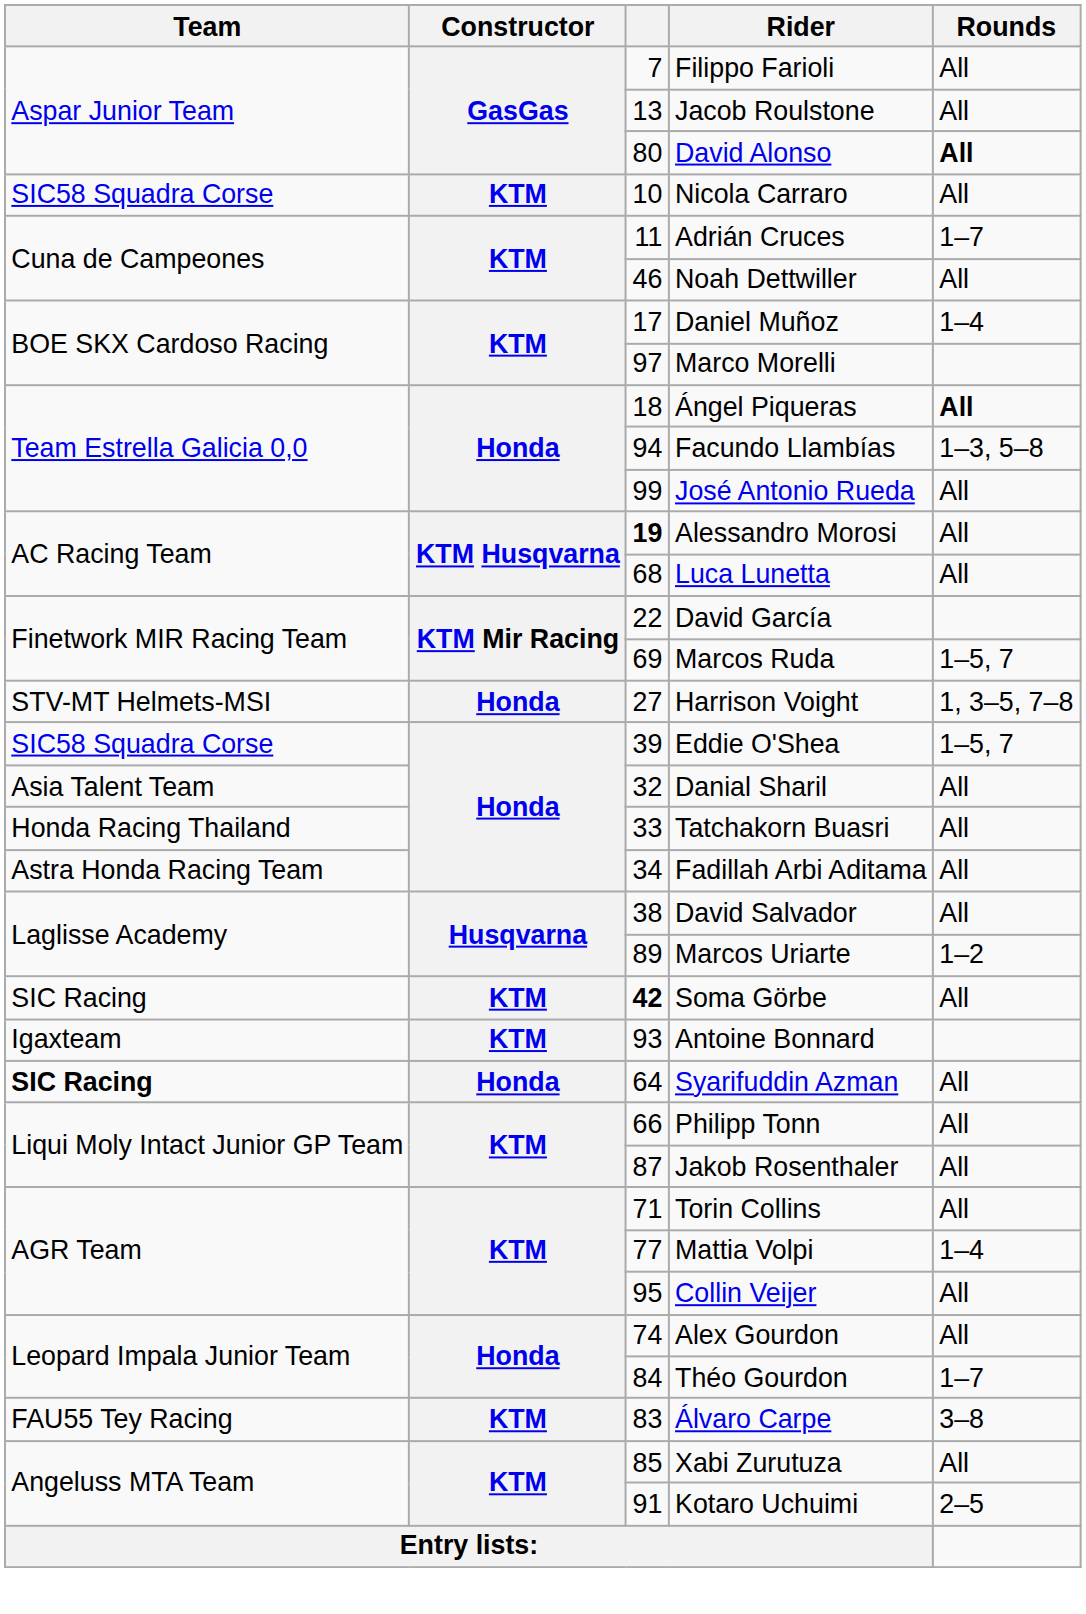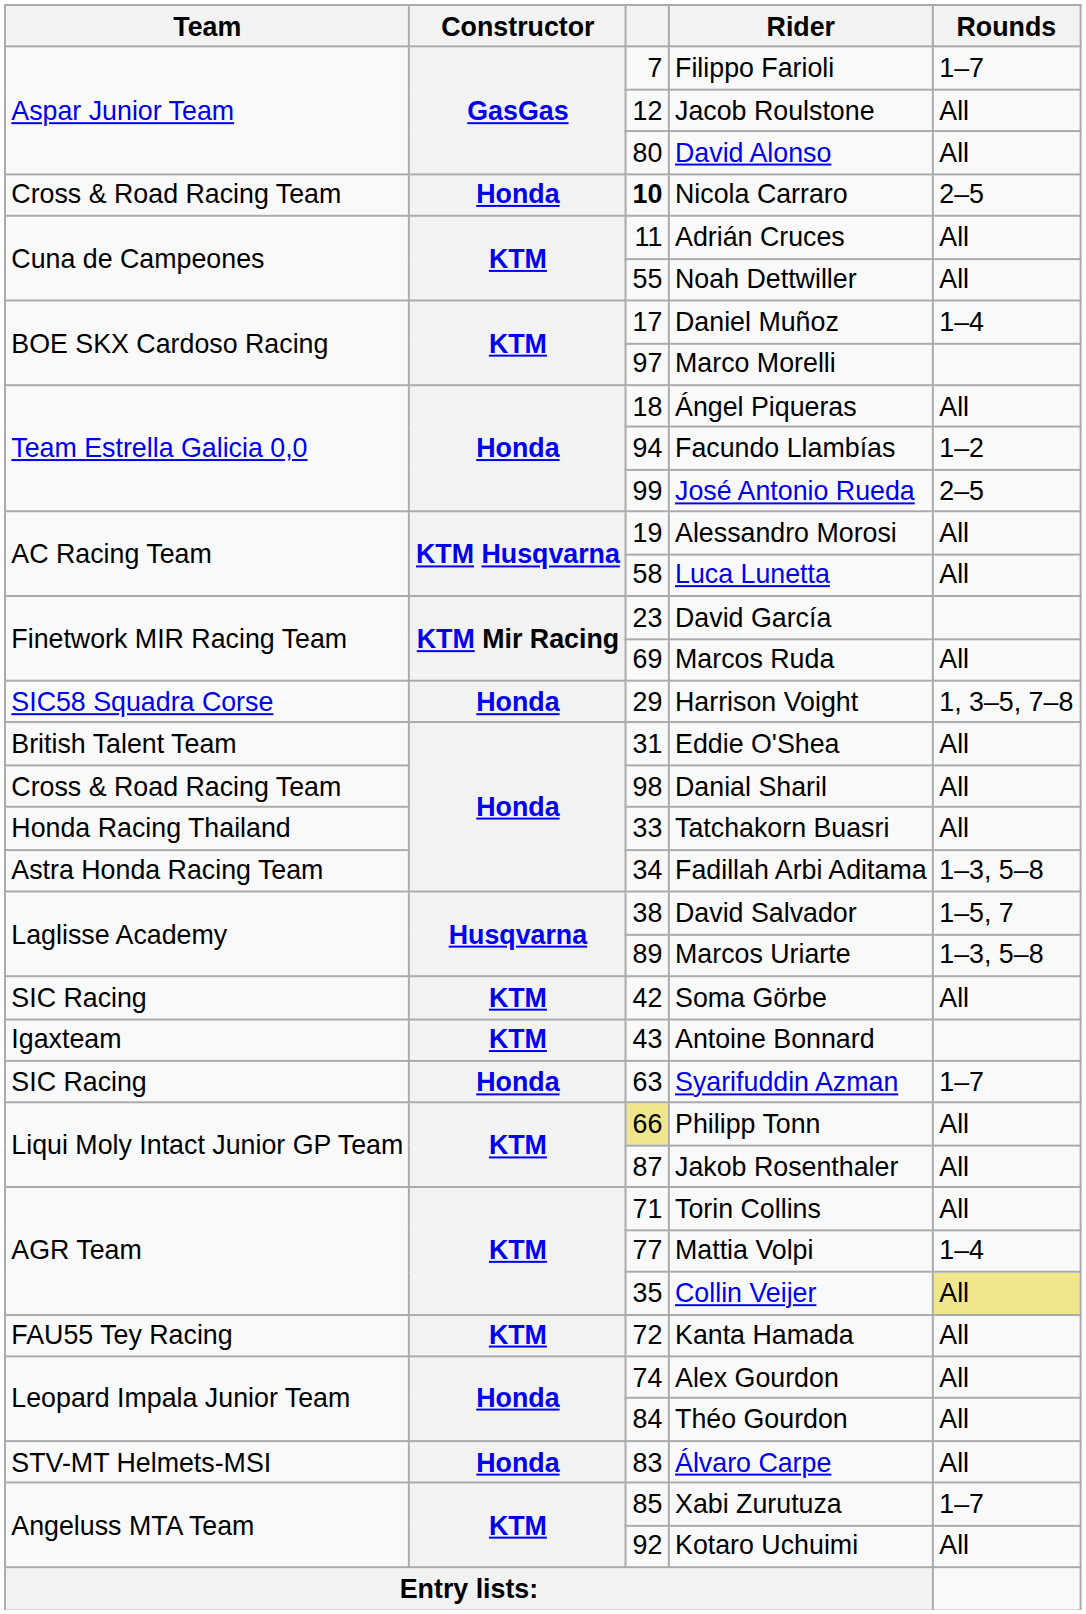(954, 68) All -> (962, 68) 1–7
(647, 110) 13 -> (647, 110) 12
(956, 152) bold -> (954, 152) normal
(142, 195) SIC58 Squadra Corse -> (176, 195) Cross & Road Racing Team
(518, 195) KTM -> (518, 195) Honda
(647, 195) normal -> (647, 195) bold
(954, 195) All -> (962, 195) 2–5
(962, 237) 1–7 -> (954, 237) All
(647, 279) 46 -> (647, 279) 55
(956, 406) bold -> (954, 406) normal
(991, 448) 1–3, 5–8 -> (962, 448) 1–2
(954, 490) All -> (962, 490) 2–5
(647, 532) bold -> (647, 532) normal
(647, 575) 68 -> (647, 575) 58
(647, 617) 22 -> (647, 617) 23
(977, 659) 1–5, 7 -> (954, 659) All
(141, 701) STV-MT Helmets-MSI -> (142, 701) SIC58 Squadra Corse
(647, 701) 27 -> (647, 701) 29
(142, 744) SIC58 Squadra Corse -> (124, 744) British Talent Team
(647, 744) 39 -> (647, 744) 31
(977, 744) 1–5, 7 -> (954, 744) All
(113, 786) Asia Talent Team -> (176, 786) Cross & Road Racing Team
(647, 786) 32 -> (647, 786) 98
(954, 870) All -> (991, 870) 1–3, 5–8
(954, 913) All -> (977, 913) 1–5, 7
(962, 955) 1–2 -> (991, 955) 1–3, 5–8
(647, 997) bold -> (647, 997) normal
(647, 1039) 93 -> (647, 1039) 43
(82, 1081) bold -> (79, 1081) normal
(647, 1081) 64 -> (647, 1081) 63
(954, 1081) All -> (962, 1081) 1–7
(647, 1124) no background -> (647, 1124) khaki background
(647, 1293) 95 -> (647, 1293) 35
(954, 1293) no background -> (954, 1293) khaki background
+ row: (764, 1335)
(962, 1377) 1–7 -> (954, 1419) All
(122, 1419) FAU55 Tey Racing -> (141, 1462) STV-MT Helmets-MSI
(518, 1419) KTM -> (518, 1462) Honda
(962, 1419) 3–8 -> (954, 1462) All
(954, 1462) All -> (962, 1504) 1–7
(647, 1504) 91 -> (647, 1546) 92
(962, 1504) 2–5 -> (954, 1546) All
